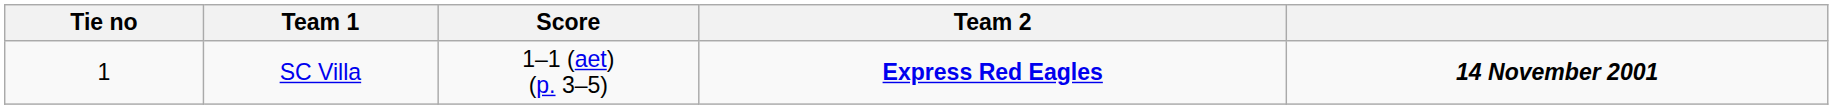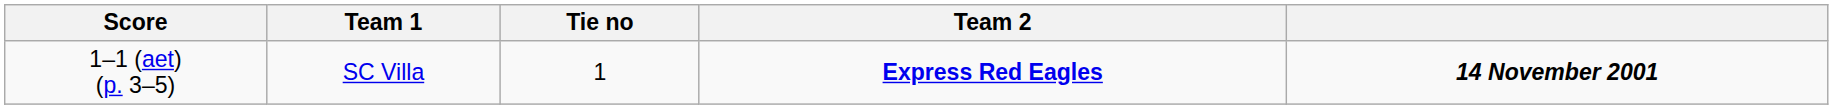columns swapped: (104, 22) <-> (568, 22)
